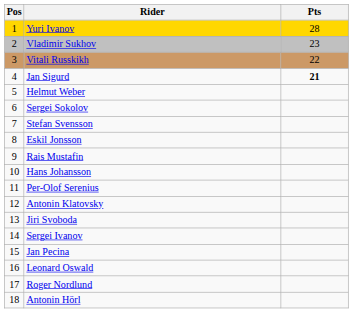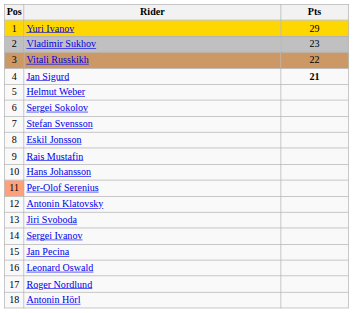(315, 28) 28 -> (315, 28) 29
(14, 188) no background -> (14, 188) lightsalmon background
